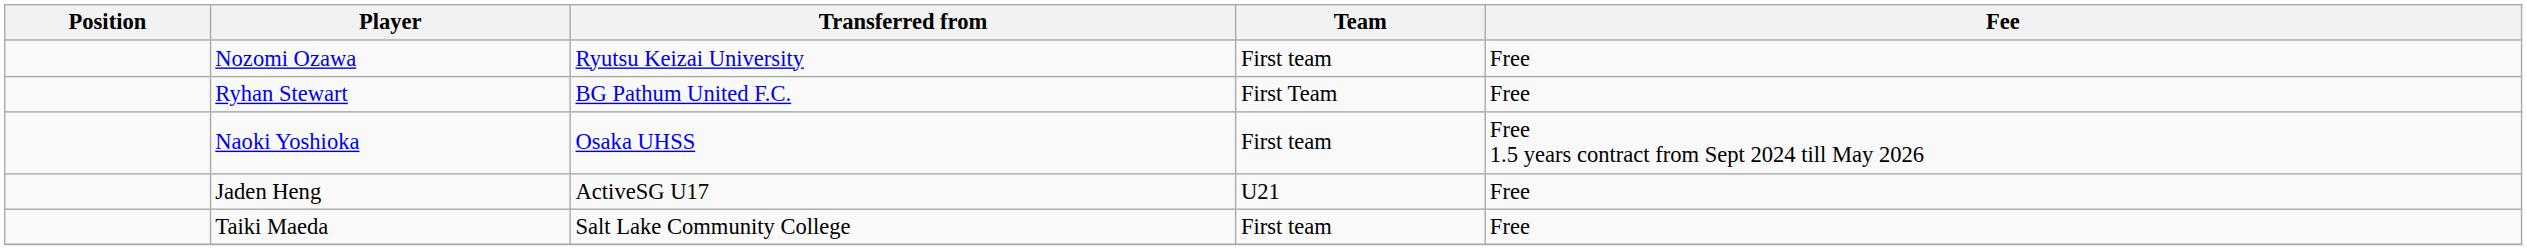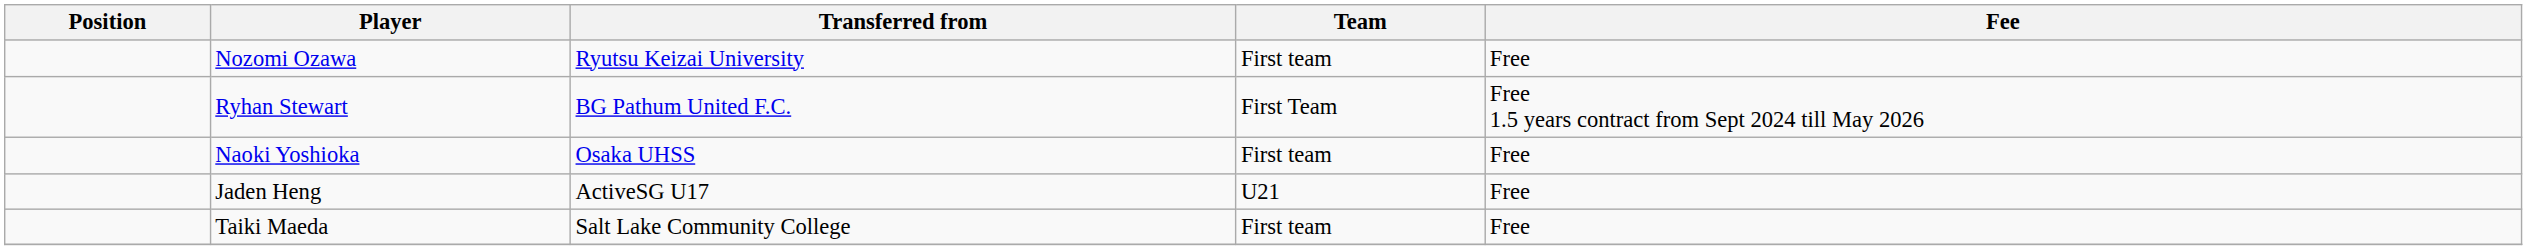(1510, 93) Free -> (1707, 106) Free 1.5 years contract from Sept 2024 till May 2026
(1707, 142) Free 1.5 years contract from Sept 2024 till May 2026 -> (1510, 155) Free
